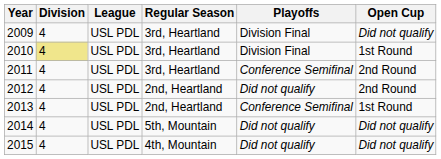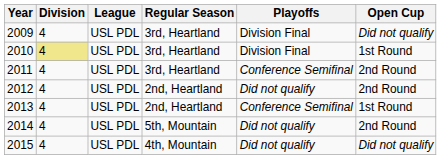(396, 126) Did not qualify -> (387, 126) 2nd Round
